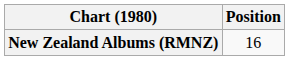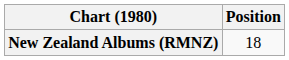(253, 42) 16 -> (253, 42) 18
